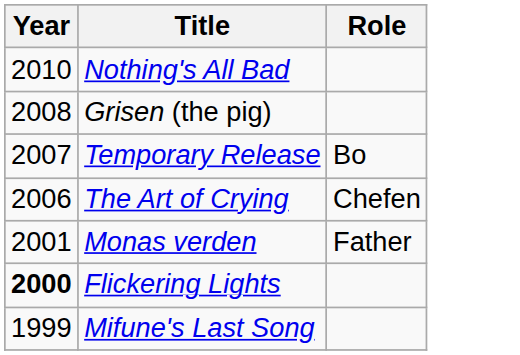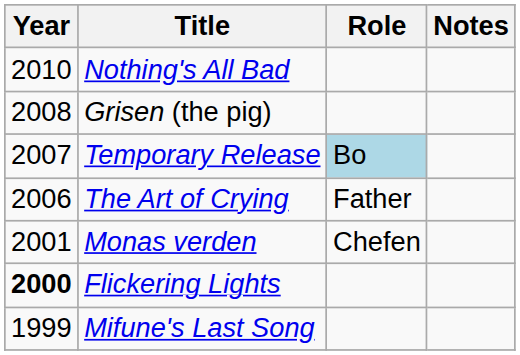+ column: (471, 26)
(350, 155) no background -> (350, 155) lightblue background
(377, 198) Chefen -> (372, 198) Father
(372, 241) Father -> (377, 241) Chefen
